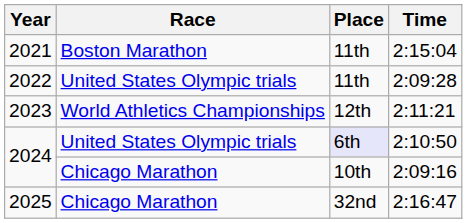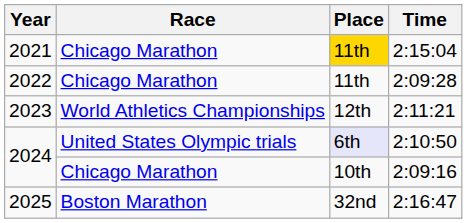(134, 50) Boston Marathon -> (139, 50) Chicago Marathon
(352, 50) no background -> (352, 50) gold background
(178, 80) United States Olympic trials -> (139, 80) Chicago Marathon
(139, 202) Chicago Marathon -> (134, 202) Boston Marathon
